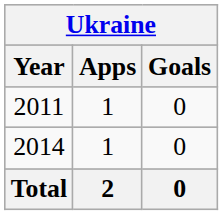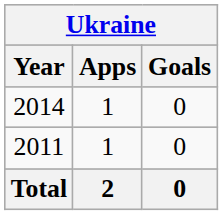rows swapped: (39, 106) <-> (39, 147)
